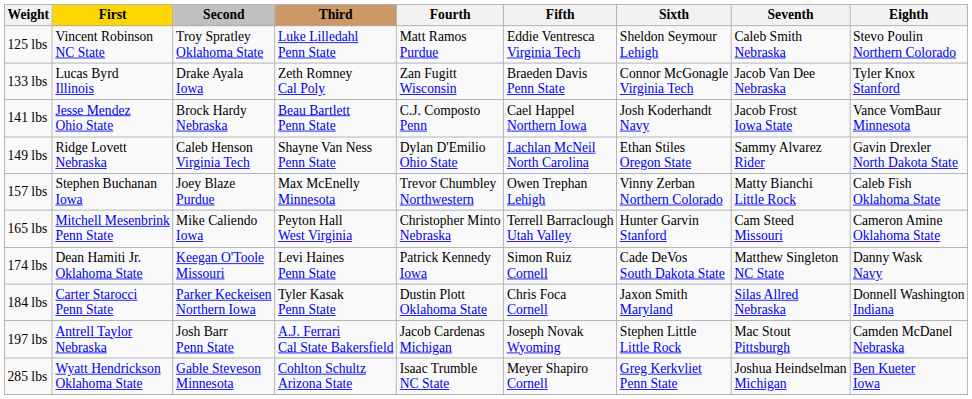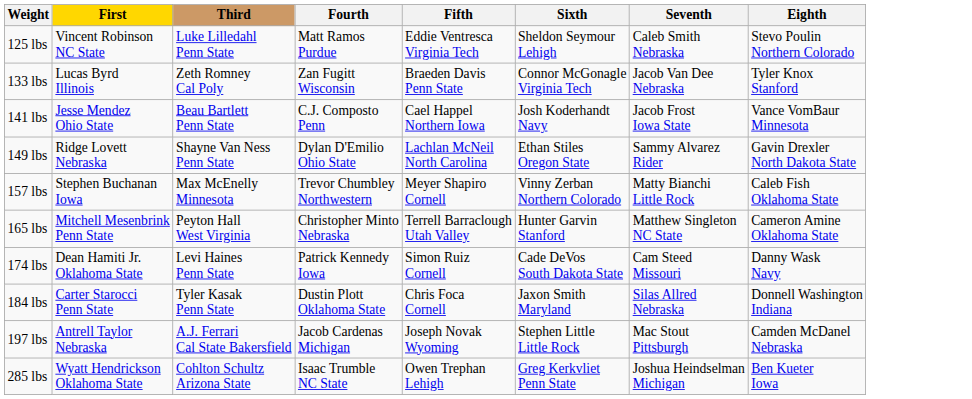- column: (224, 15)
(547, 191) Owen Trephan Lehigh -> (446, 191) Meyer Shapiro Cornell
(764, 228) Cam Steed Missouri -> (685, 228) Matthew Singleton NC State
(786, 265) Matthew Singleton NC State -> (662, 265) Cam Steed Missouri
(547, 376) Meyer Shapiro Cornell -> (445, 376) Owen Trephan Lehigh
